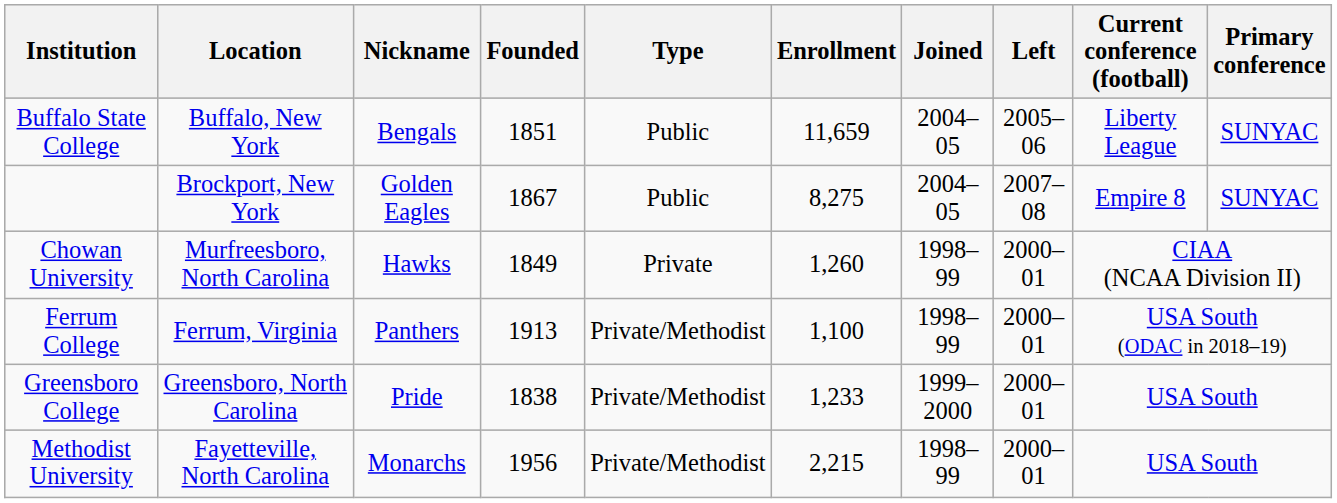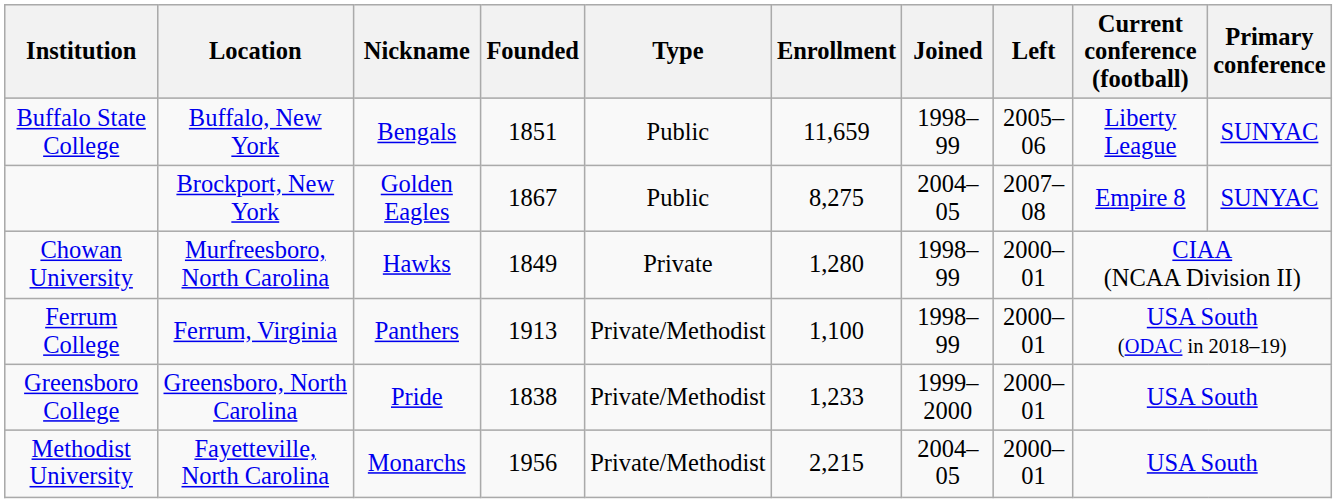(948, 131) 2004–05 -> (948, 131) 1998–99
(837, 264) 1,260 -> (837, 264) 1,280
(948, 463) 1998–99 -> (948, 463) 2004–05
